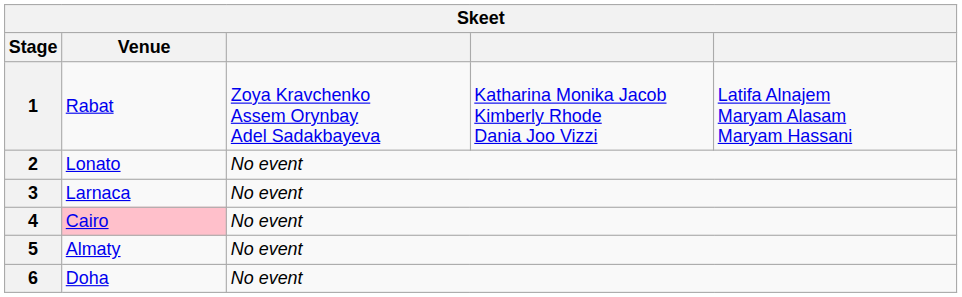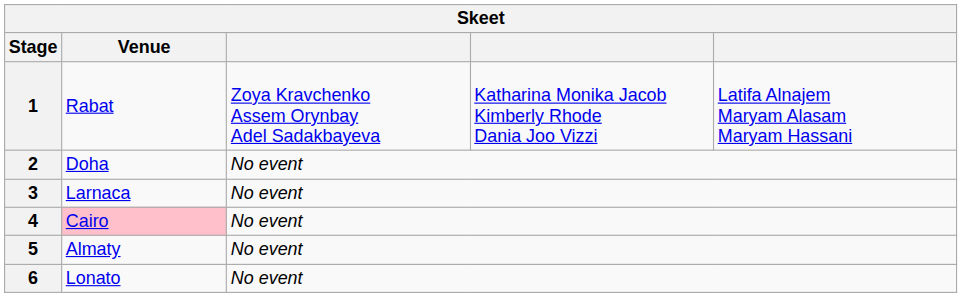(93, 164) Lonato -> (87, 164) Doha
(87, 278) Doha -> (93, 278) Lonato
